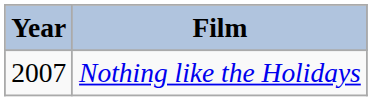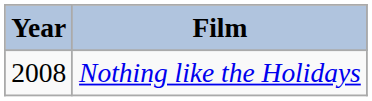(39, 72) 2007 -> (39, 72) 2008
